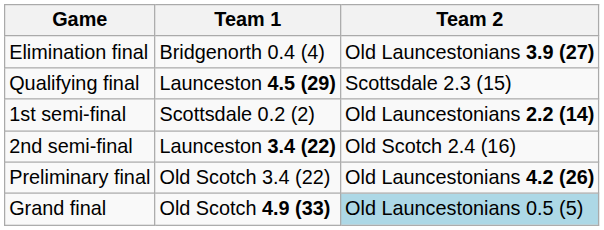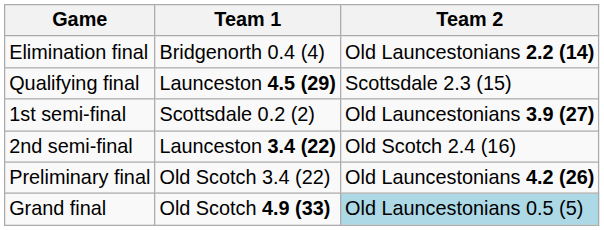(470, 51) Old Launcestonians 3.9 (27) -> (470, 51) Old Launcestonians 2.2 (14)
(470, 114) Old Launcestonians 2.2 (14) -> (470, 114) Old Launcestonians 3.9 (27)
